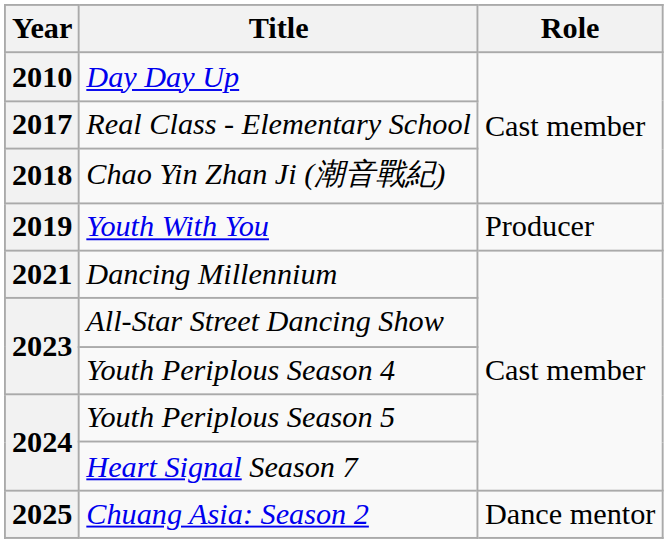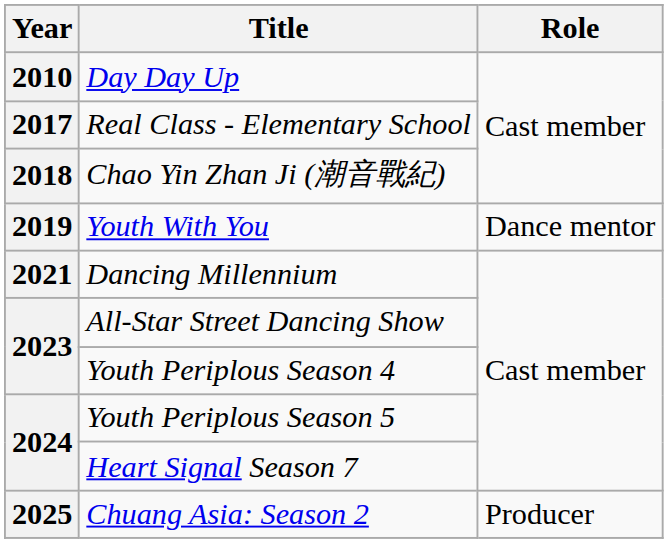(540, 225) Producer -> (570, 225) Dance mentor
(570, 513) Dance mentor -> (540, 513) Producer
